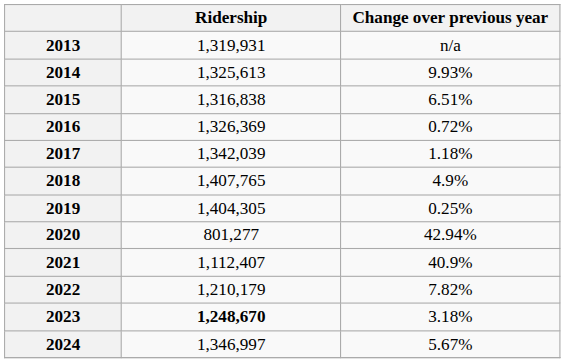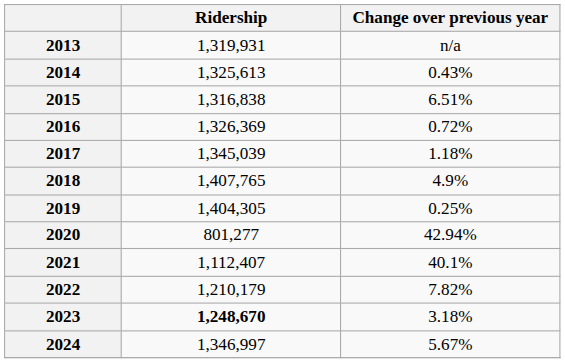(450, 72) 9.93% -> (450, 72) 0.43%
(231, 153) 1,342,039 -> (231, 153) 1,345,039
(450, 262) 40.9% -> (450, 262) 40.1%
